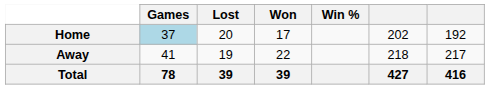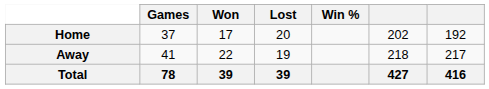columns swapped: (283, 14) <-> (226, 14)
(168, 34) lightblue background -> (168, 34) no background
